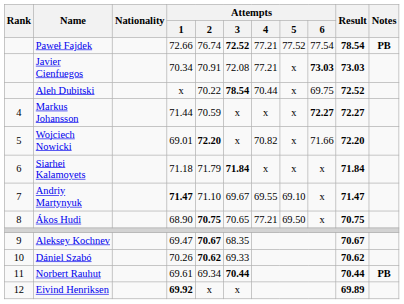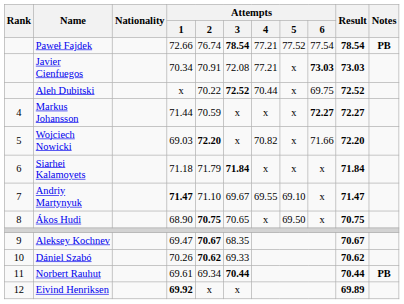(237, 45) 72.52 -> (237, 45) 78.54
(237, 90) 78.54 -> (237, 90) 72.52
(181, 140) 69.01 -> (181, 140) 69.03
(266, 219) 77.21 -> (266, 219) x
